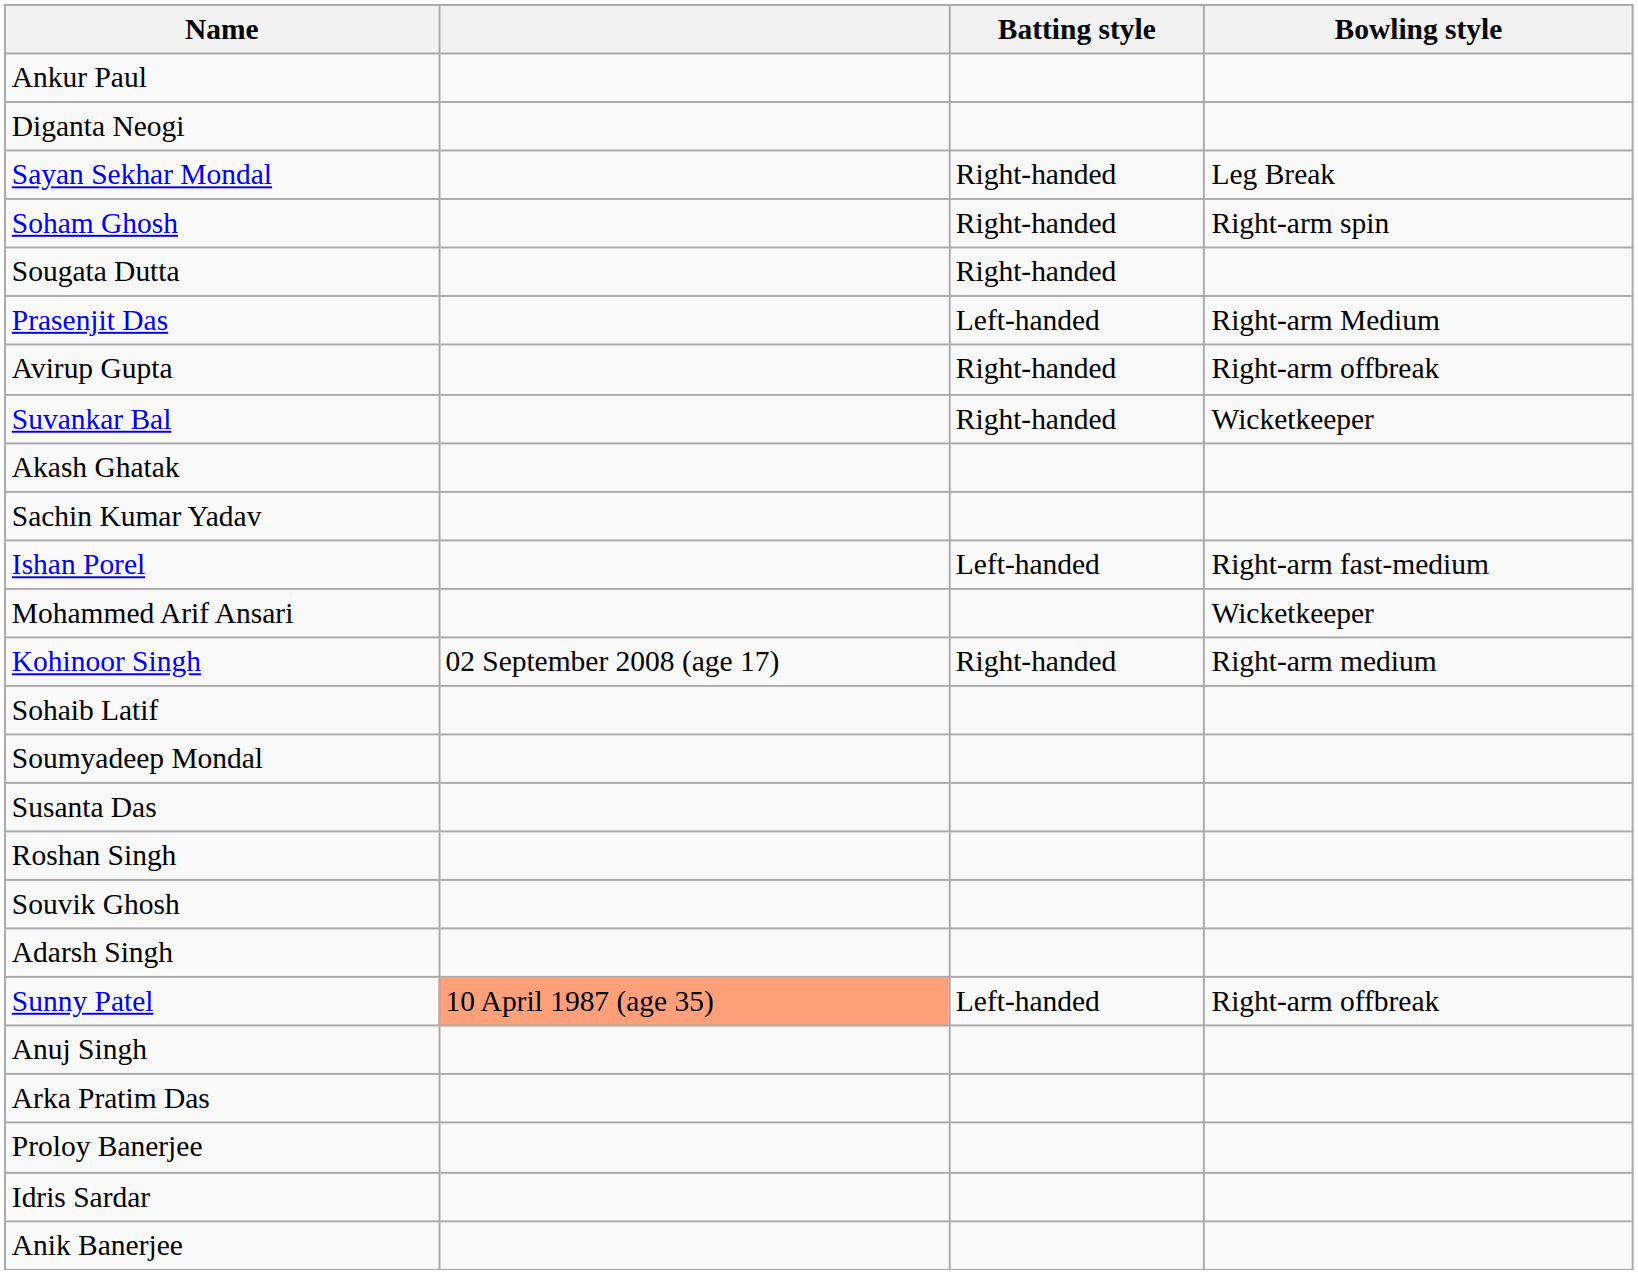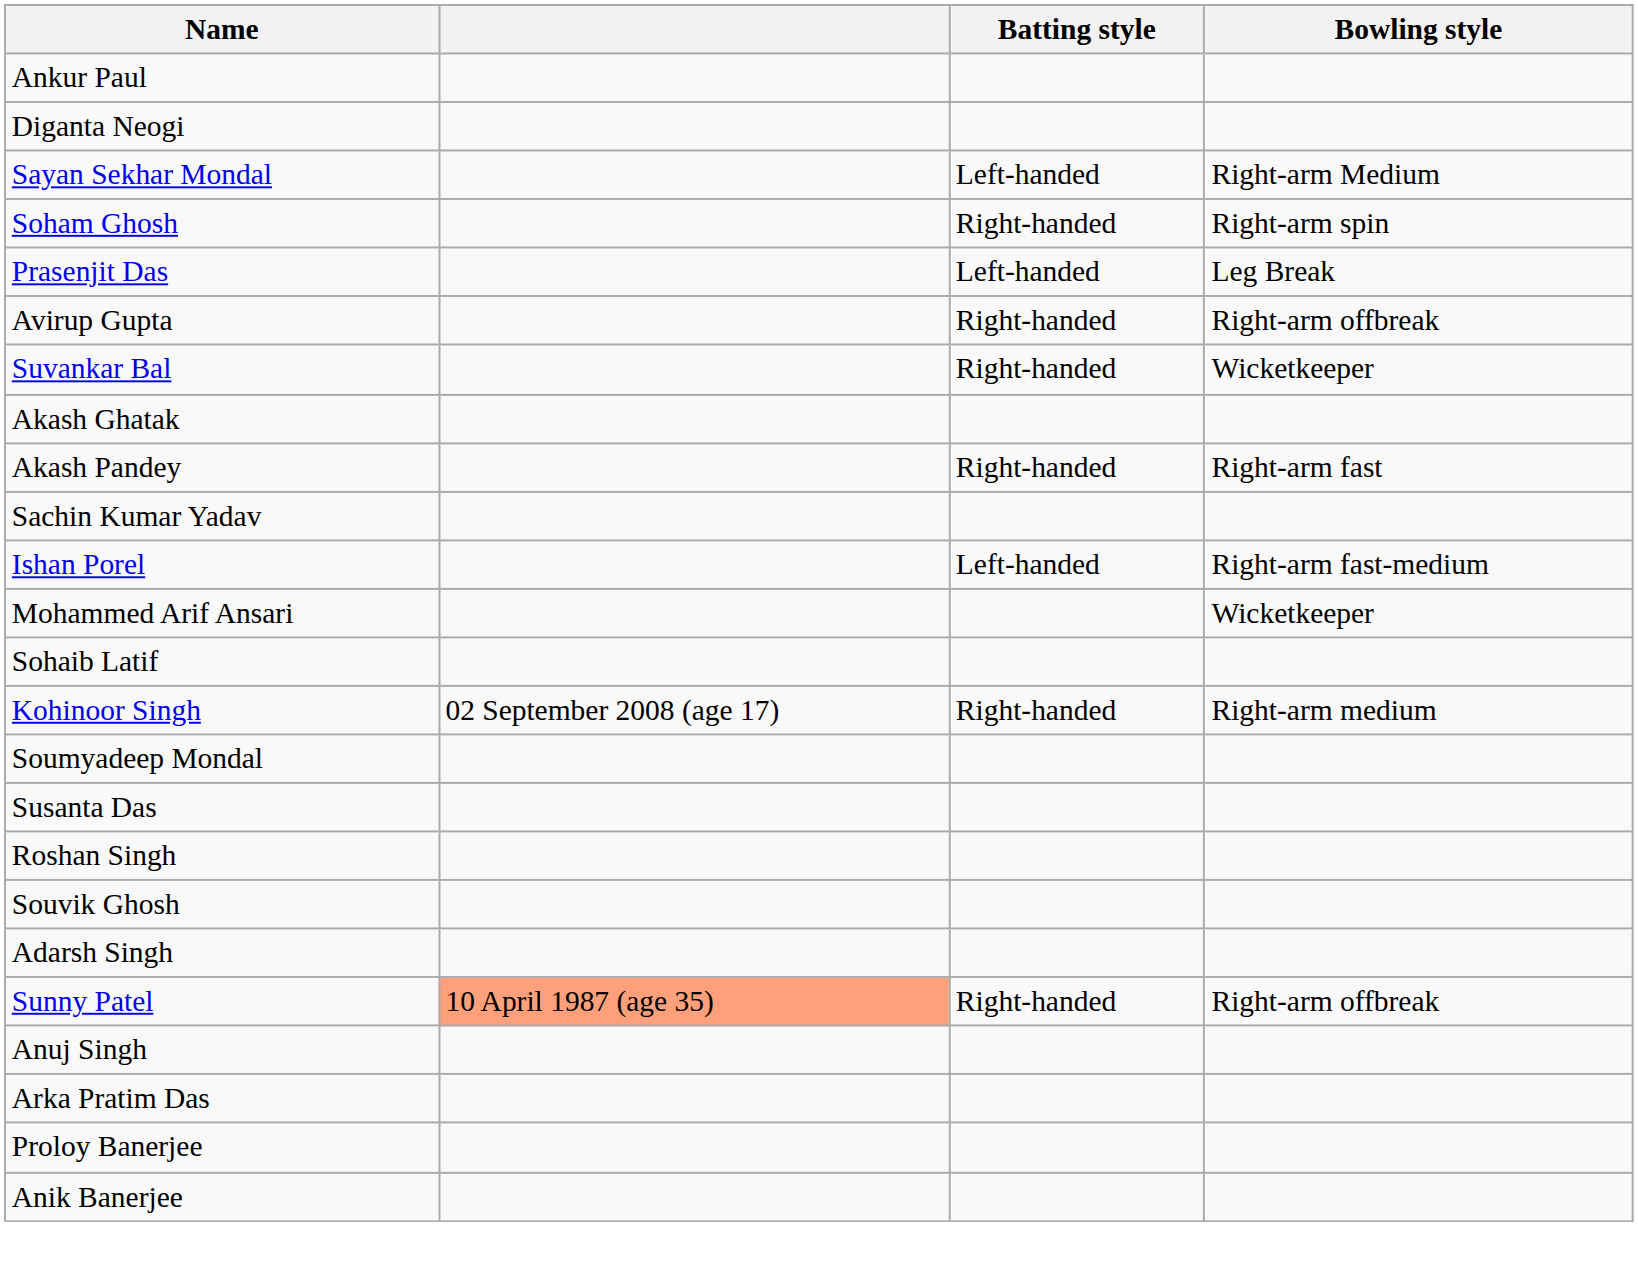(1036, 174) Right-handed -> (1028, 174) Left-handed
(1273, 174) Leg Break -> (1326, 174) Right-arm Medium
- row: (96, 272)
(1326, 320) Right-arm Medium -> (1273, 272) Leg Break
+ row: (97, 466)
rows swapped: (85, 709) <-> (106, 661)
(1028, 1001) Left-handed -> (1036, 1001) Right-handed
- row: (81, 1195)
